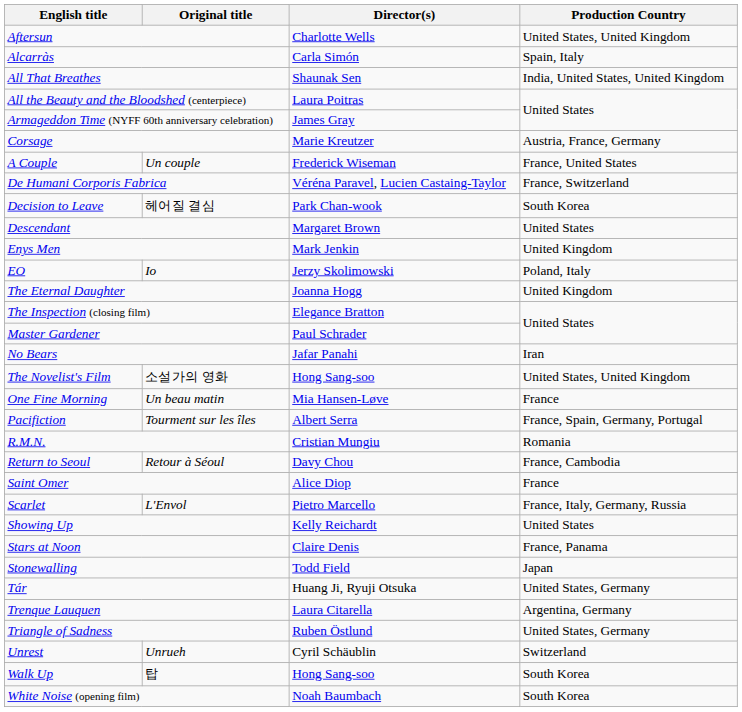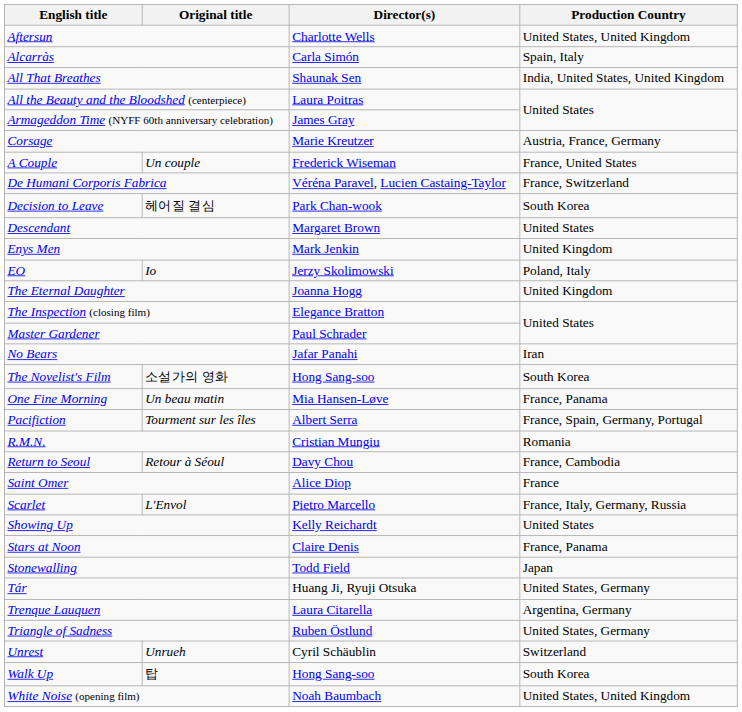(606, 376) United States, United Kingdom -> (556, 376) South Korea
(541, 399) France -> (565, 399) France, Panama
(556, 696) South Korea -> (606, 696) United States, United Kingdom
